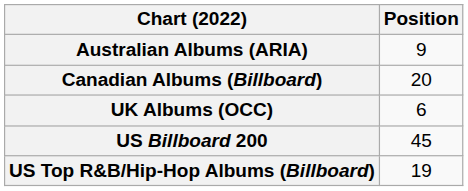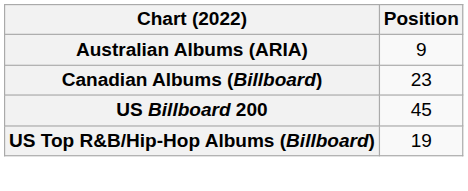(421, 79) 20 -> (421, 79) 23
- row: (192, 110)
